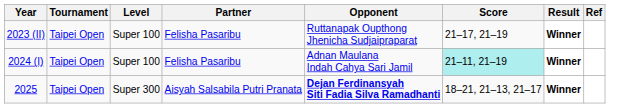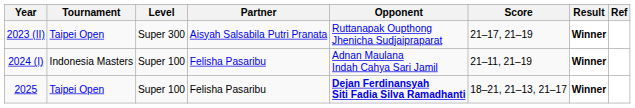(136, 35) Super 100 -> (161, 35) Super 300
(203, 35) Felisha Pasaribu -> (259, 35) Aisyah Salsabila Putri Pranata
(77, 62) Taipei Open -> (91, 62) Indonesia Masters
(476, 62) paleturquoise background -> (501, 62) no background
(136, 90) Super 300 -> (161, 90) Super 100
(233, 90) Aisyah Salsabila Putri Pranata -> (228, 90) Felisha Pasaribu
